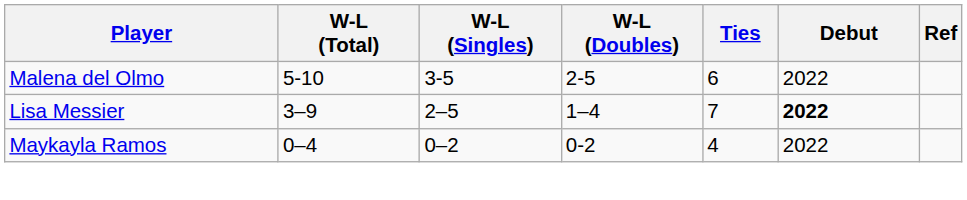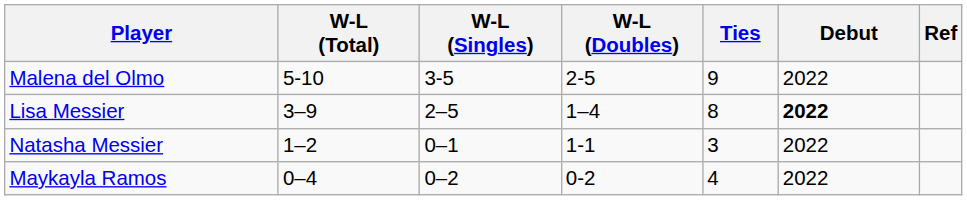(713, 77) 6 -> (713, 77) 9
(713, 110) 7 -> (713, 110) 8
+ row: (86, 144)
